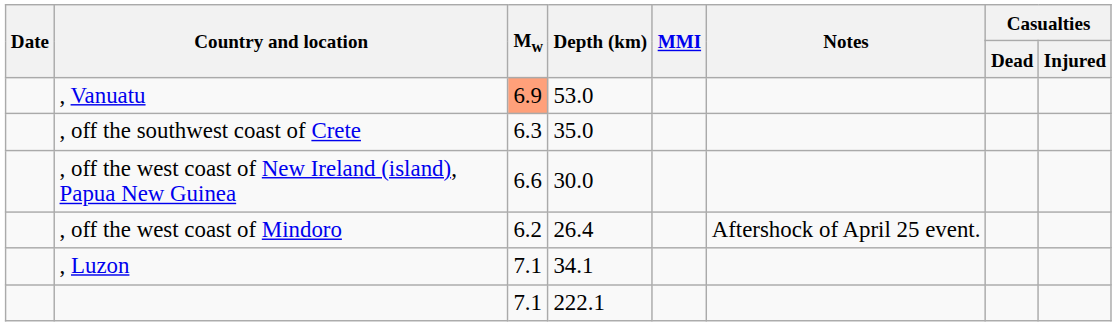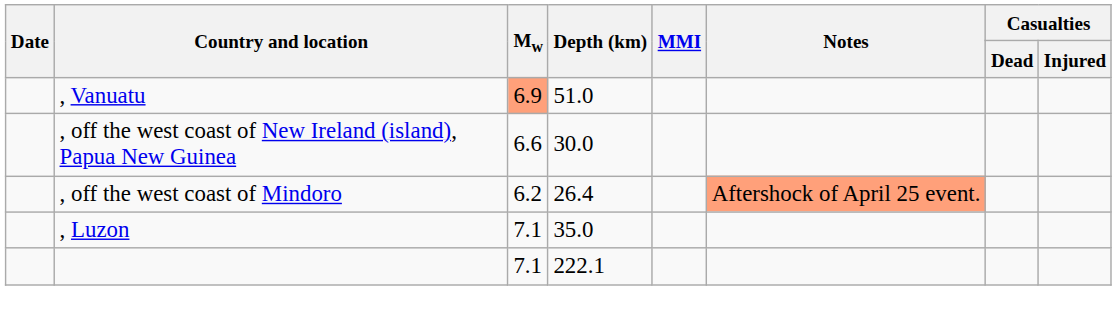(573, 95) 53.0 -> (573, 95) 51.0
- row: (210, 131)
(846, 229) no background -> (846, 193) lightsalmon background
(573, 266) 34.1 -> (573, 229) 35.0
